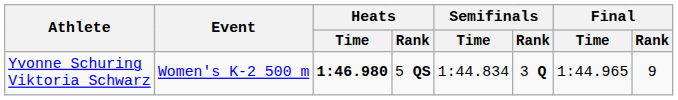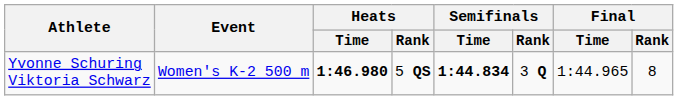(473, 73) normal -> (473, 73) bold
(652, 73) 9 -> (652, 73) 8
